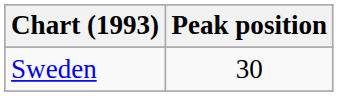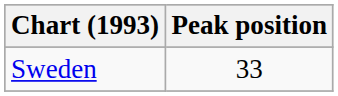(249, 68) 30 -> (249, 68) 33
